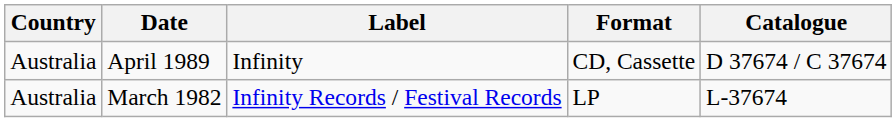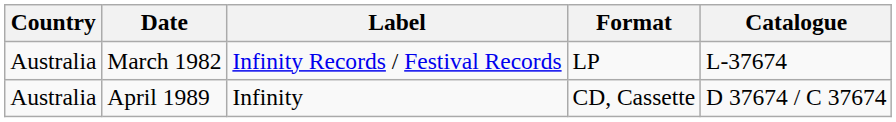rows swapped: (164, 97) <-> (159, 60)
